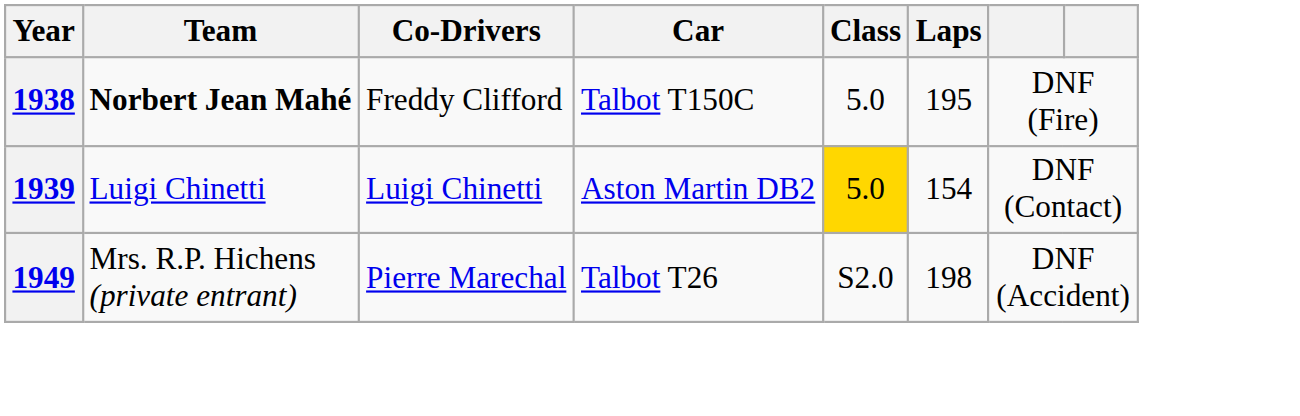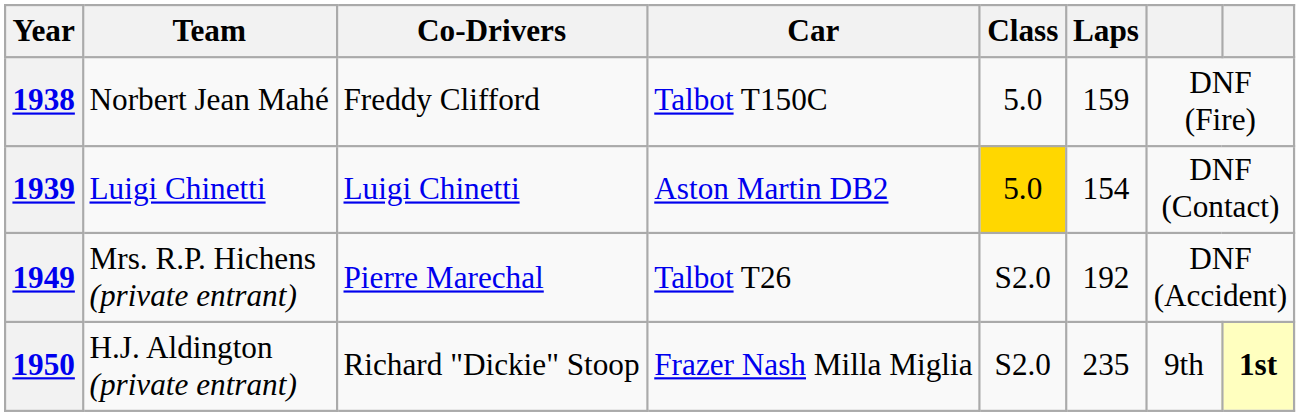(220, 100) bold -> (209, 100) normal
(949, 100) 195 -> (1106, 100) 159
(949, 277) 198 -> (1106, 277) 192
+ row: (44, 365)
